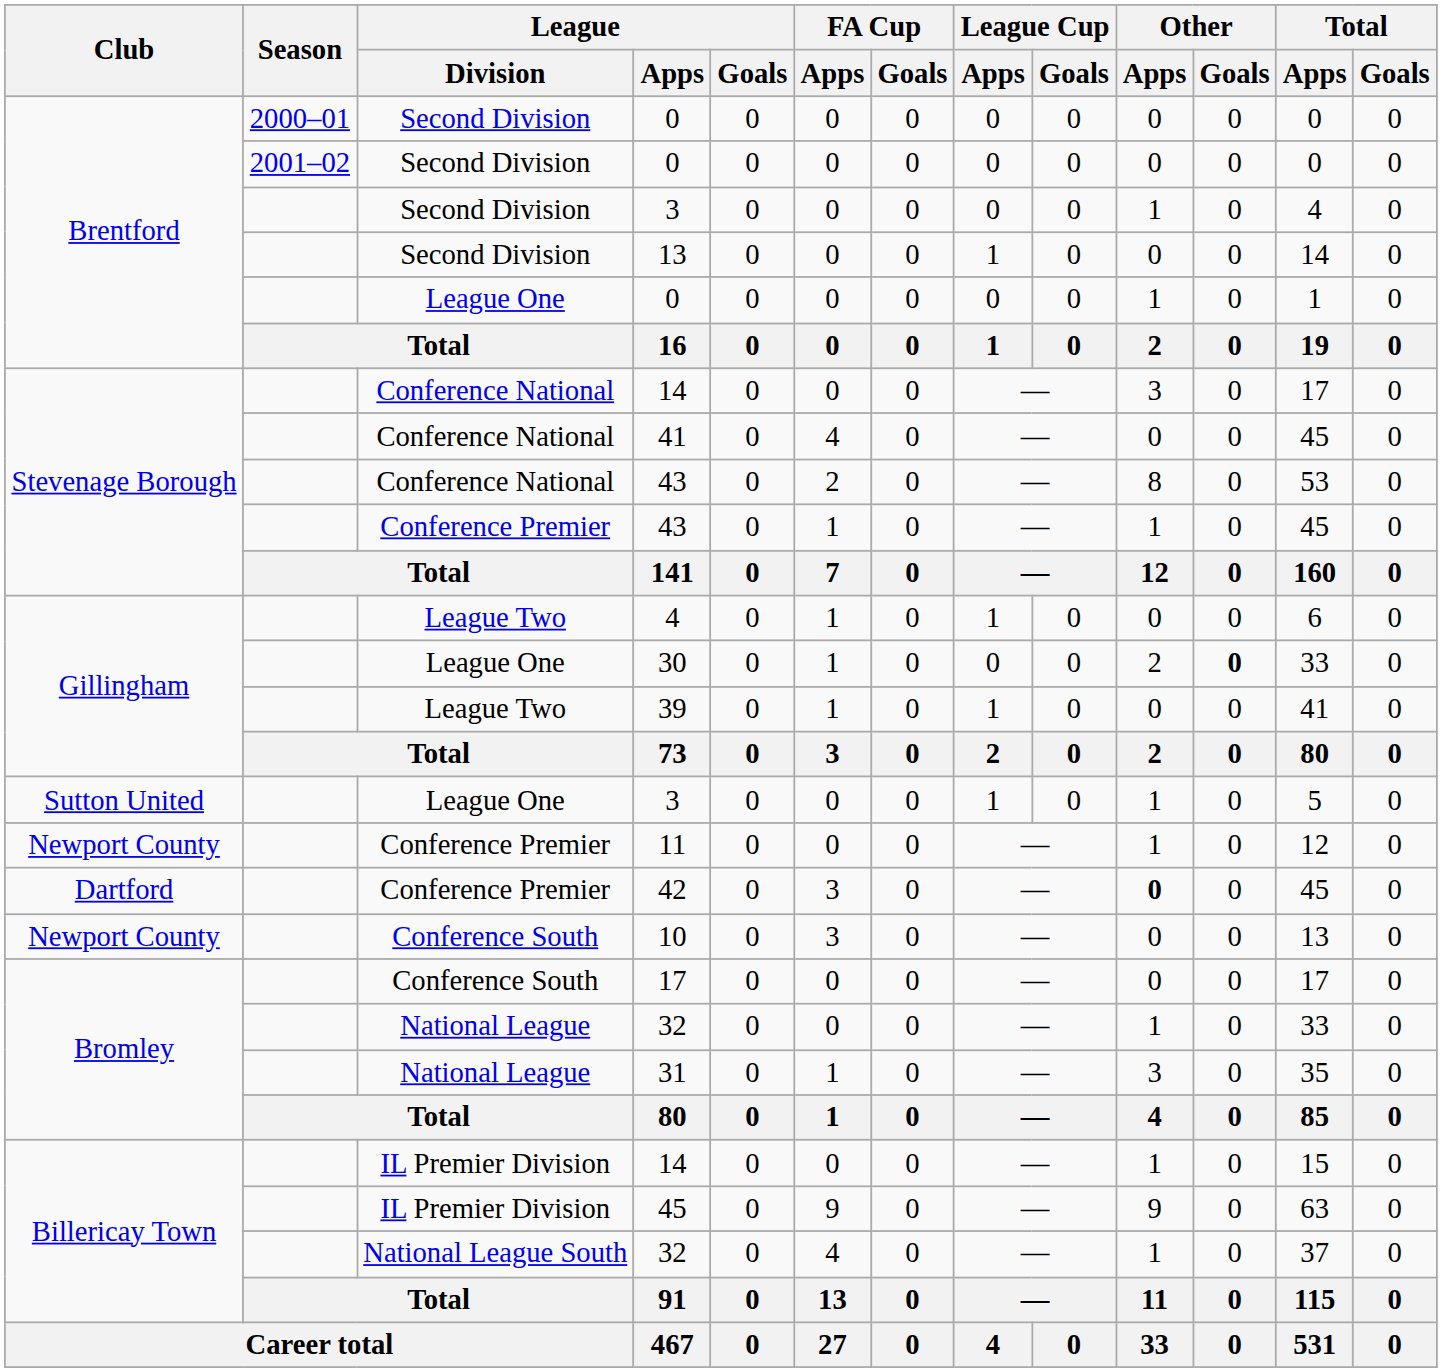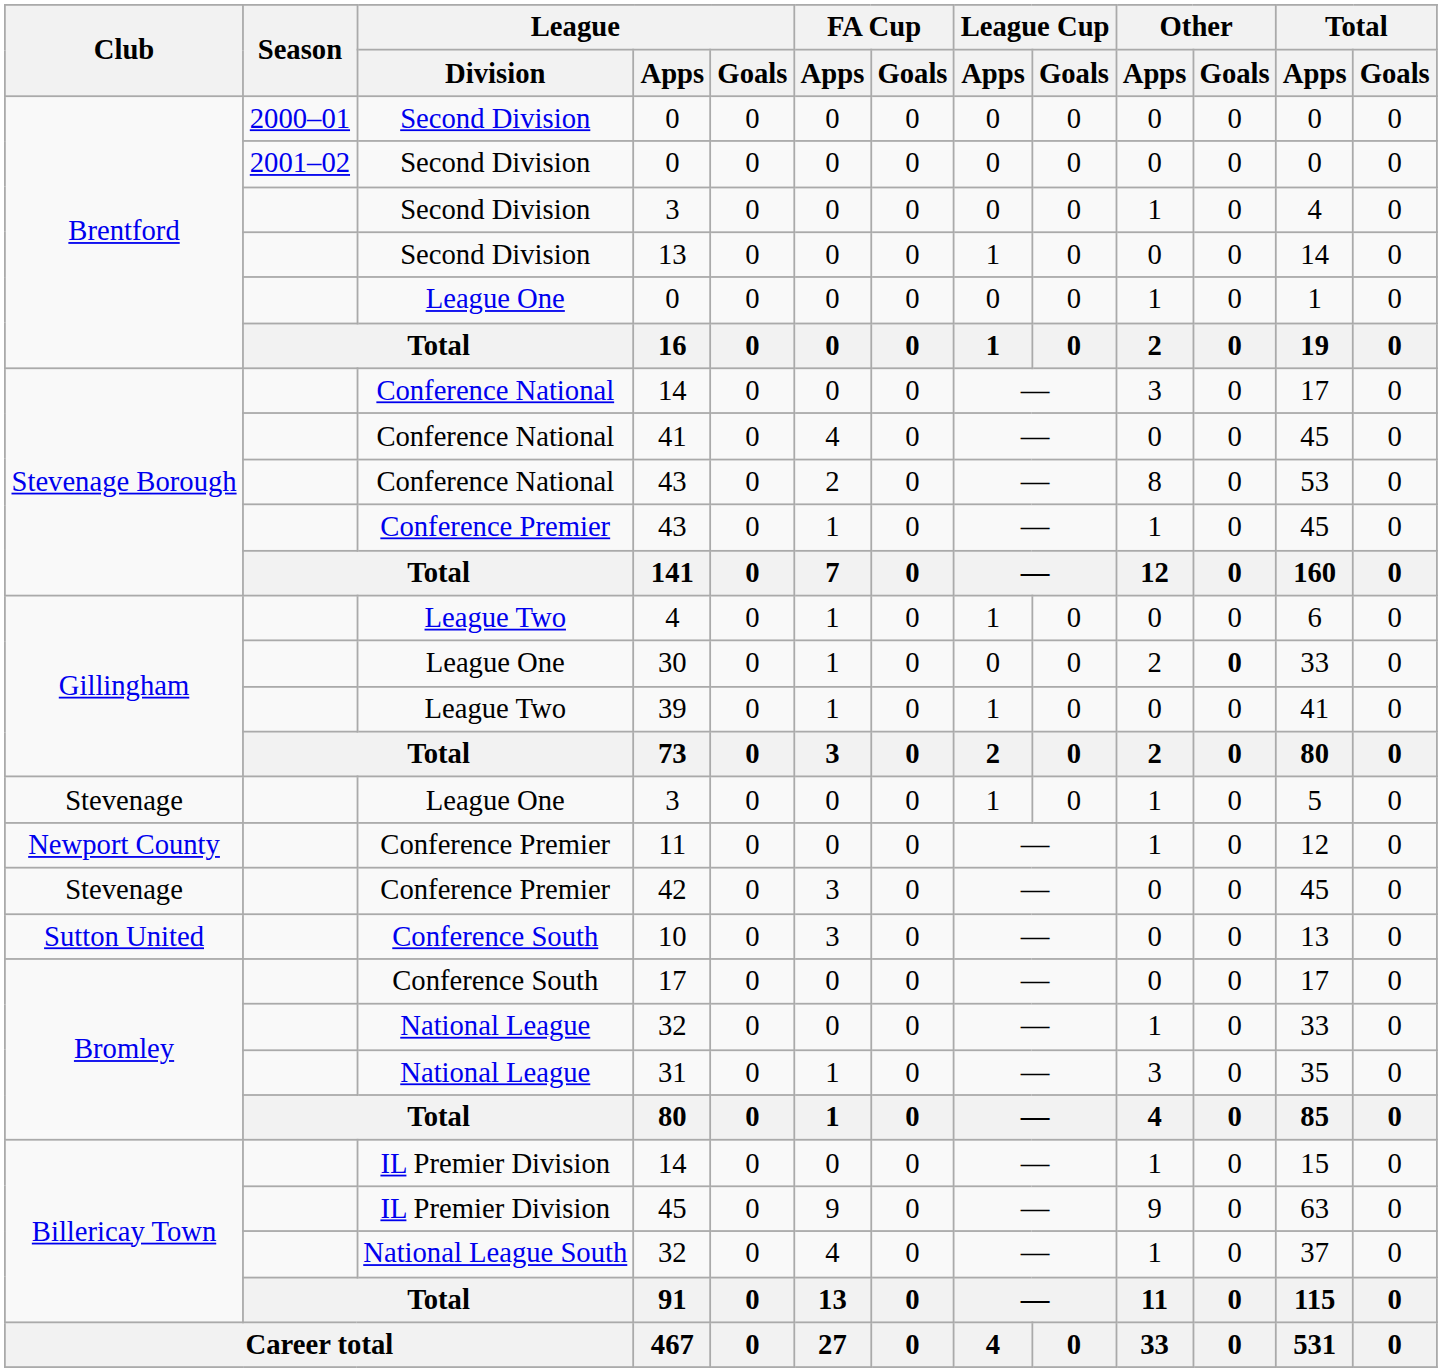(124, 799) Sutton United -> (124, 799) Stevenage
(124, 890) Dartford -> (124, 890) Stevenage
(1155, 890) bold -> (1155, 890) normal
(124, 935) Newport County -> (124, 935) Sutton United
